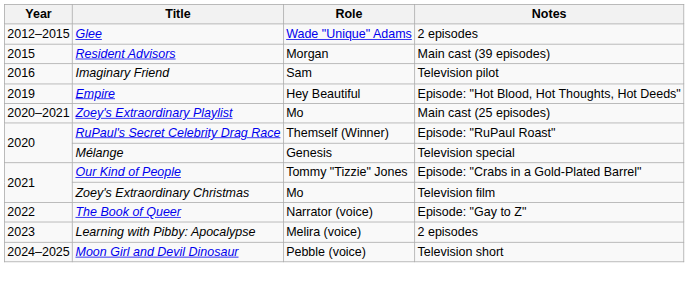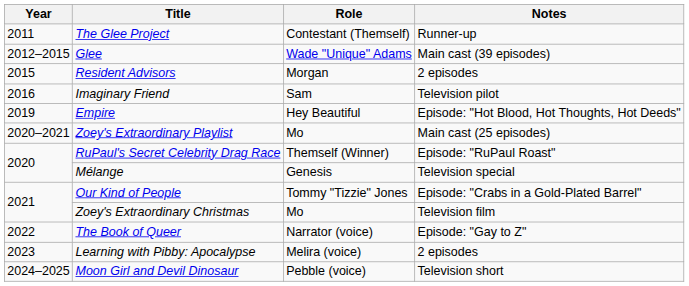+ row: (122, 34)
(448, 34) 2 episodes -> (484, 53) Main cast (39 episodes)
(484, 53) Main cast (39 episodes) -> (448, 73) 2 episodes
